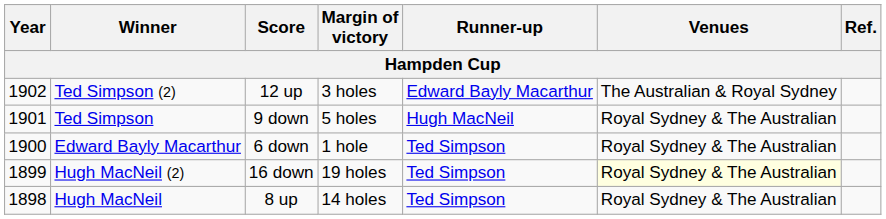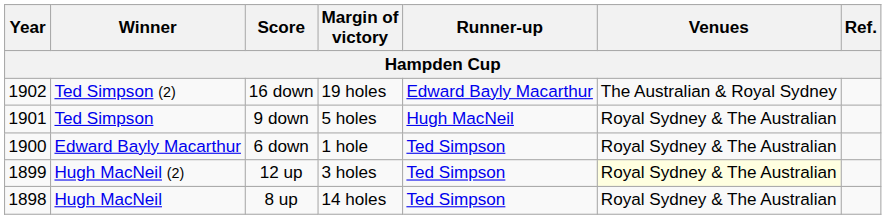(281, 91) 12 up -> (281, 91) 16 down
(349, 91) 3 holes -> (354, 91) 19 holes
(281, 173) 16 down -> (281, 173) 12 up
(354, 173) 19 holes -> (349, 173) 3 holes
